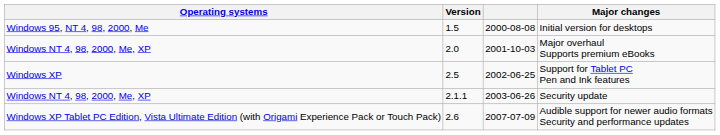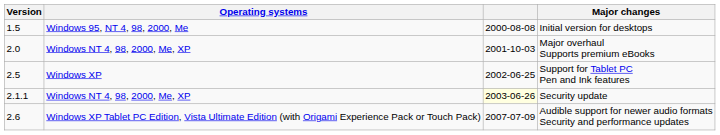columns swapped: (463, 12) <-> (224, 12)
(510, 96) no background -> (510, 96) lightyellow background
